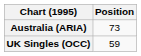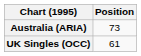(115, 43) 59 -> (115, 43) 61
